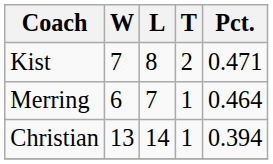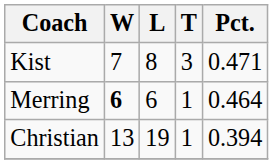(187, 61) 2 -> (187, 61) 3
(116, 100) normal -> (116, 100) bold
(151, 100) 7 -> (151, 100) 6
(157, 138) 14 -> (157, 138) 19
